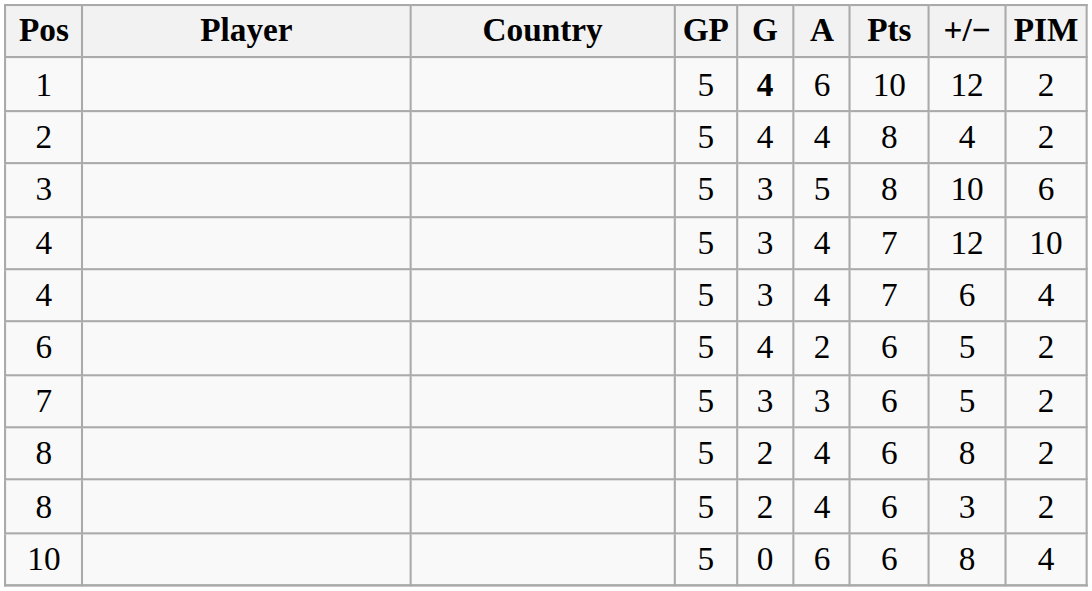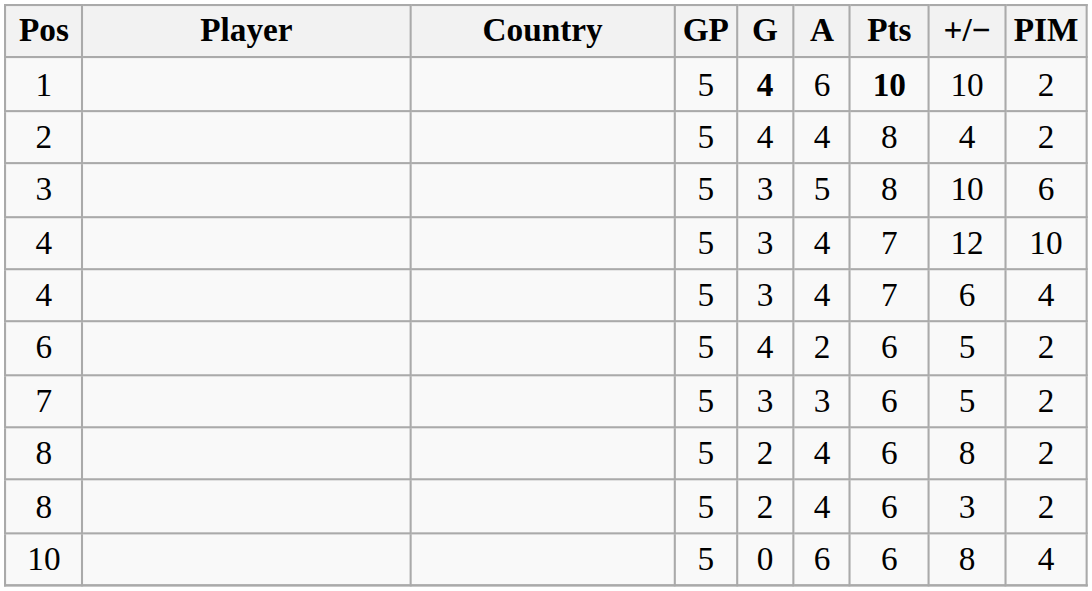(889, 83) normal -> (889, 83) bold
(967, 83) 12 -> (967, 83) 10
